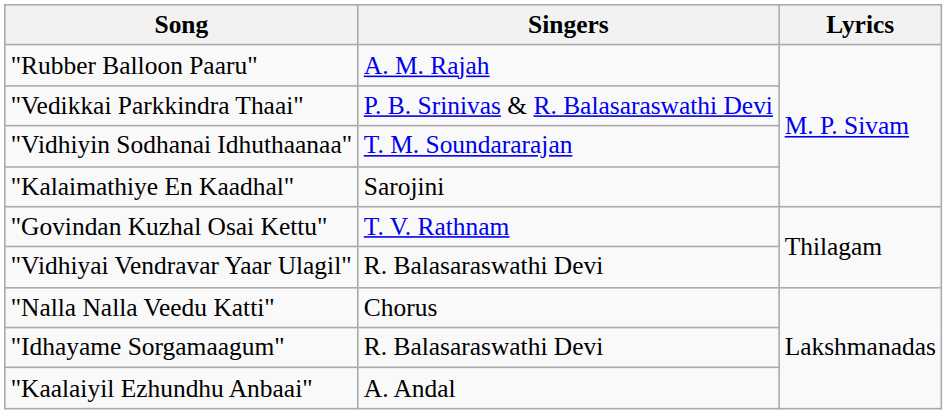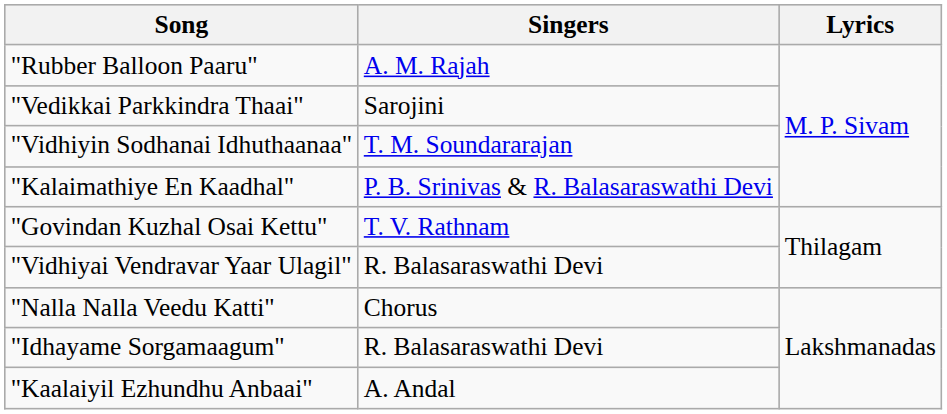(568, 105) P. B. Srinivas & R. Balasaraswathi Devi -> (404, 105) Sarojini
(404, 186) Sarojini -> (568, 186) P. B. Srinivas & R. Balasaraswathi Devi
